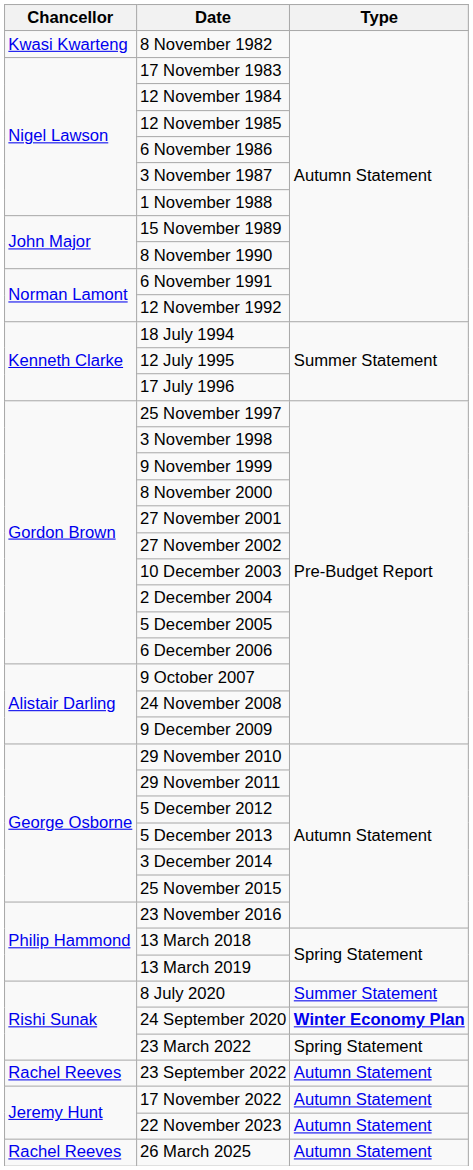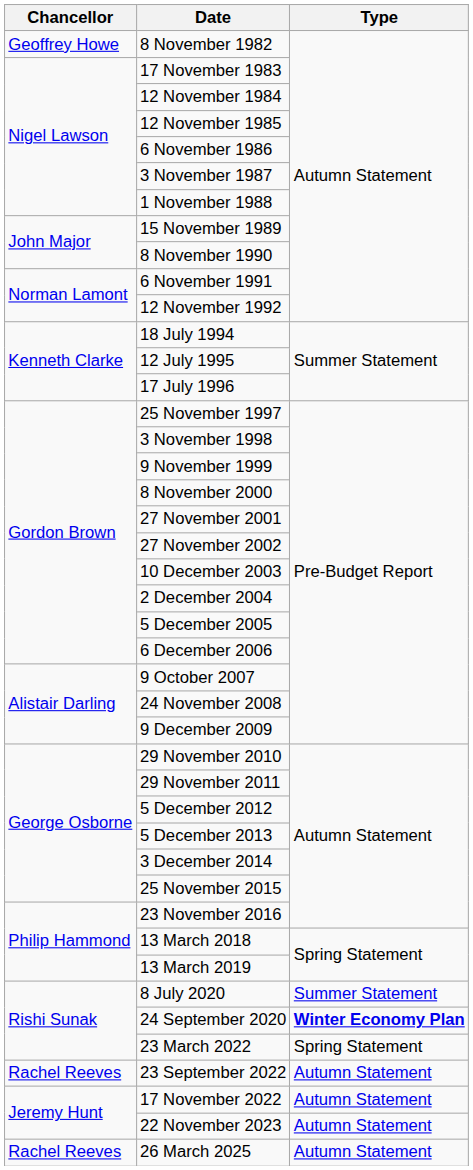(68, 44) Kwasi Kwarteng -> (64, 44) Geoffrey Howe
